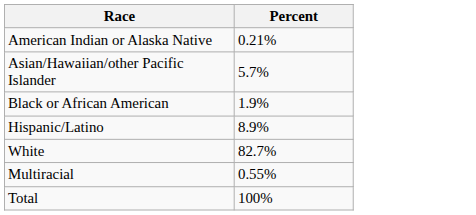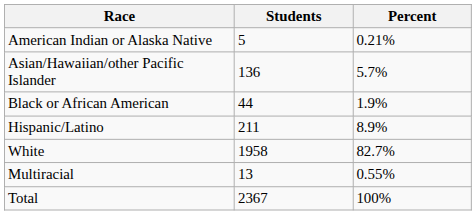+ column: (294, 16)
